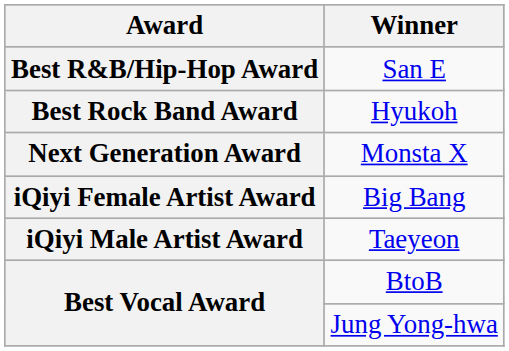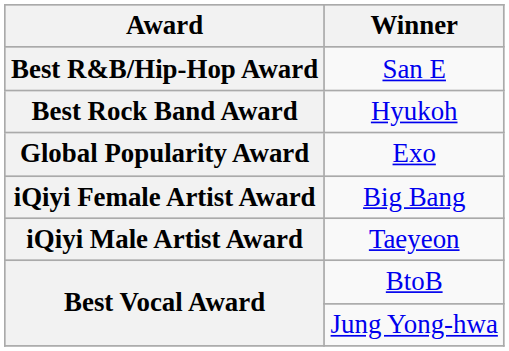- row: (414, 153)
+ row: (414, 153)
